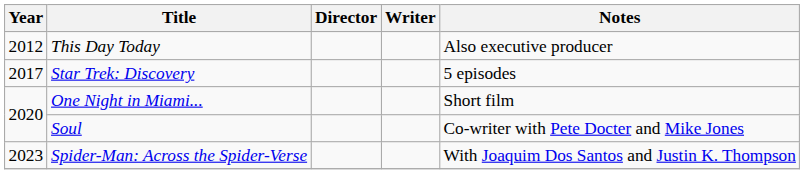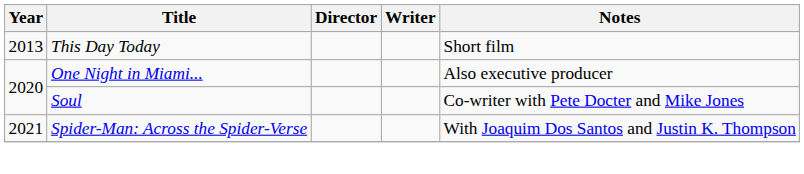(26, 45) 2012 -> (26, 45) 2013
(528, 45) Also executive producer -> (479, 45) Short film
- row: (123, 73)
(479, 100) Short film -> (528, 73) Also executive producer
(26, 155) 2023 -> (26, 127) 2021
